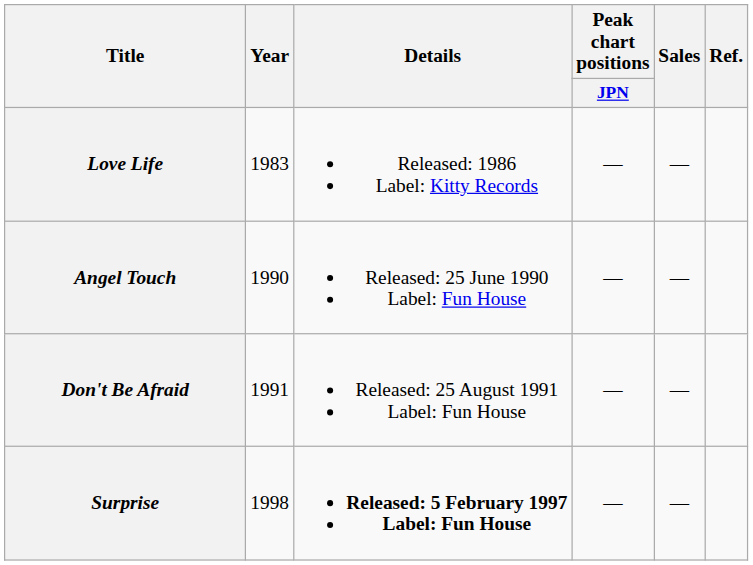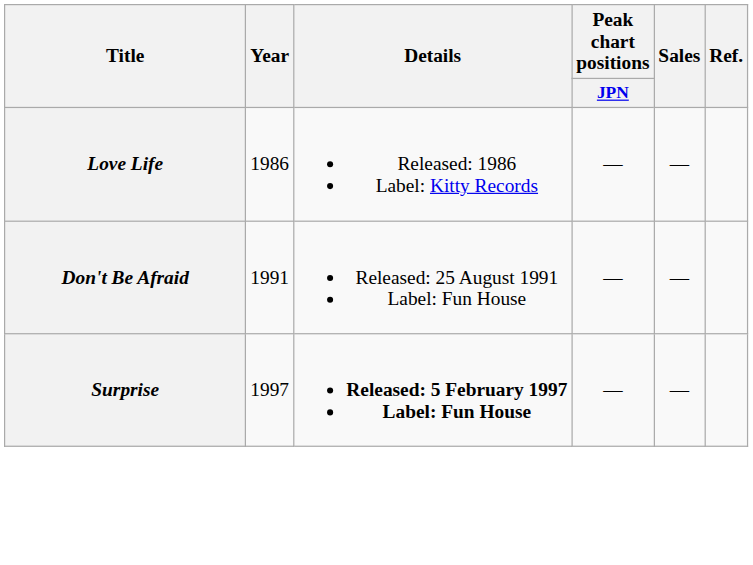(270, 163) 1983 -> (270, 163) 1986
- row: (125, 276)
(270, 502) 1998 -> (270, 389) 1997
